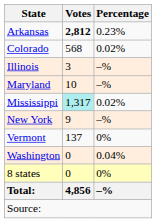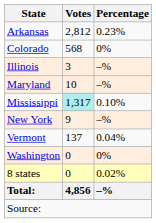(78, 31) bold -> (78, 31) normal
(111, 48) 0.02% -> (104, 48) 0%
(111, 102) 0.02% -> (111, 102) 0.10%
(104, 137) 0% -> (111, 137) 0.04%
(111, 155) 0.04% -> (104, 155) 0%
(104, 173) 0% -> (111, 173) 0.02%
